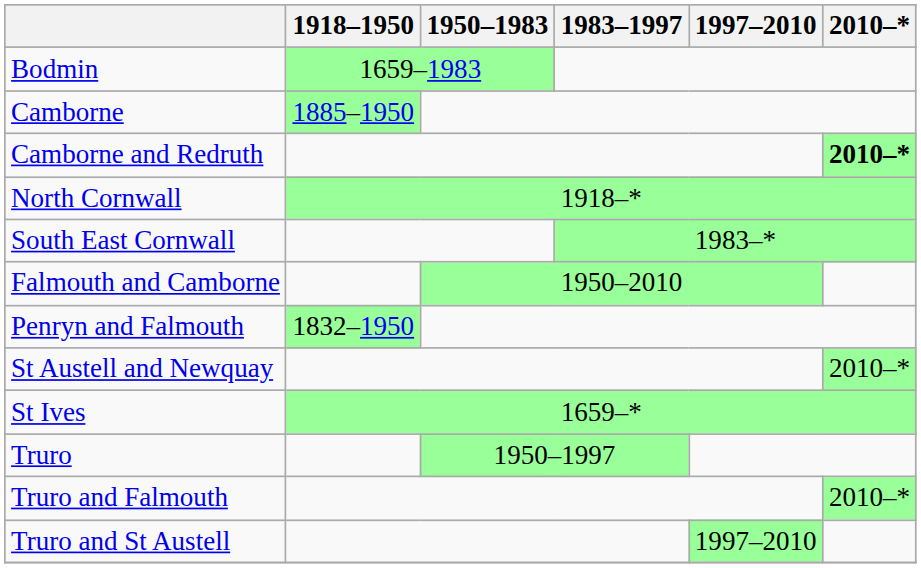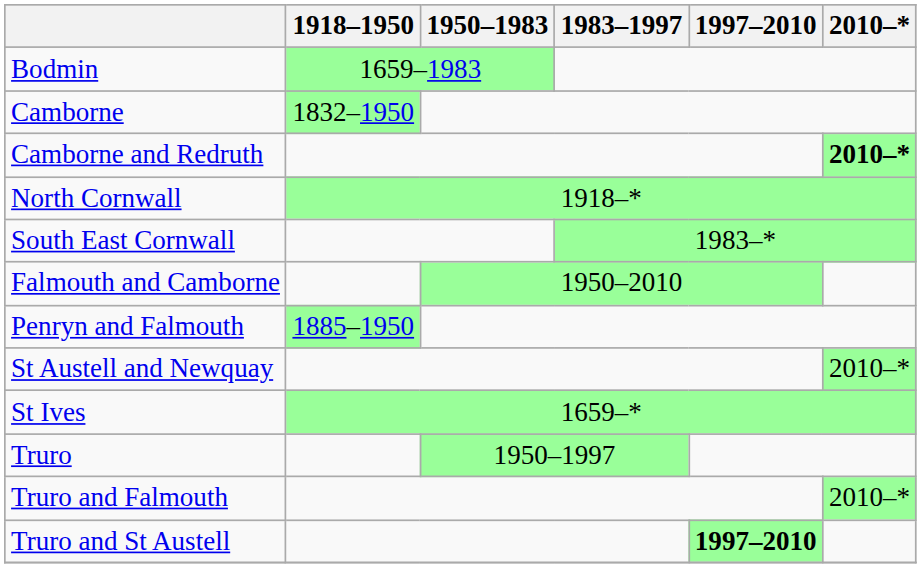(353, 111) 1885–1950 -> (353, 111) 1832–1950
(353, 326) 1832–1950 -> (353, 326) 1885–1950
(756, 540) normal -> (756, 540) bold
